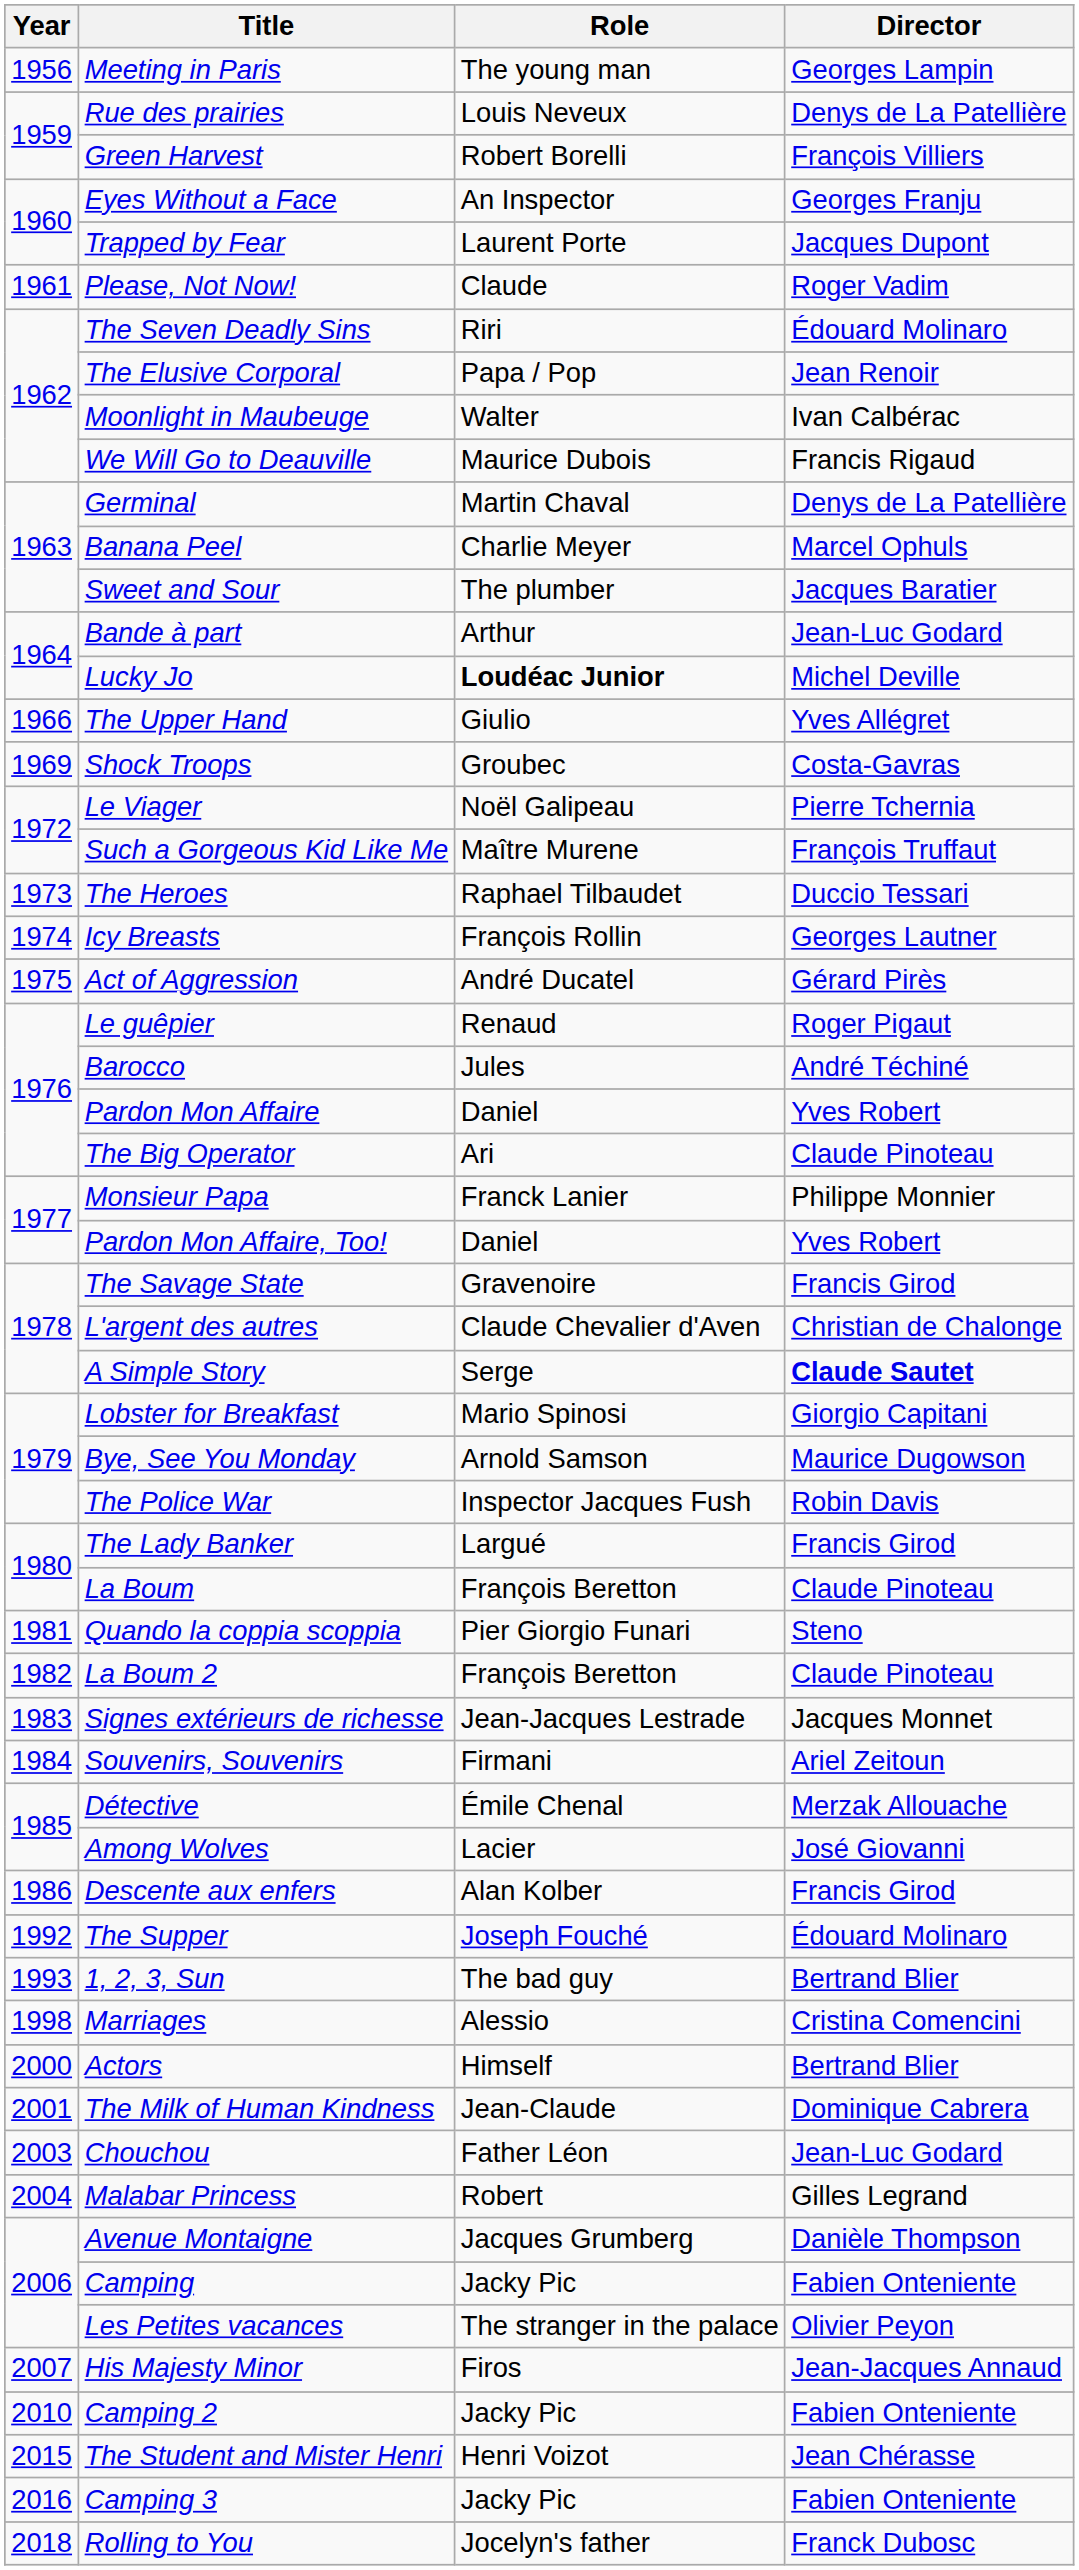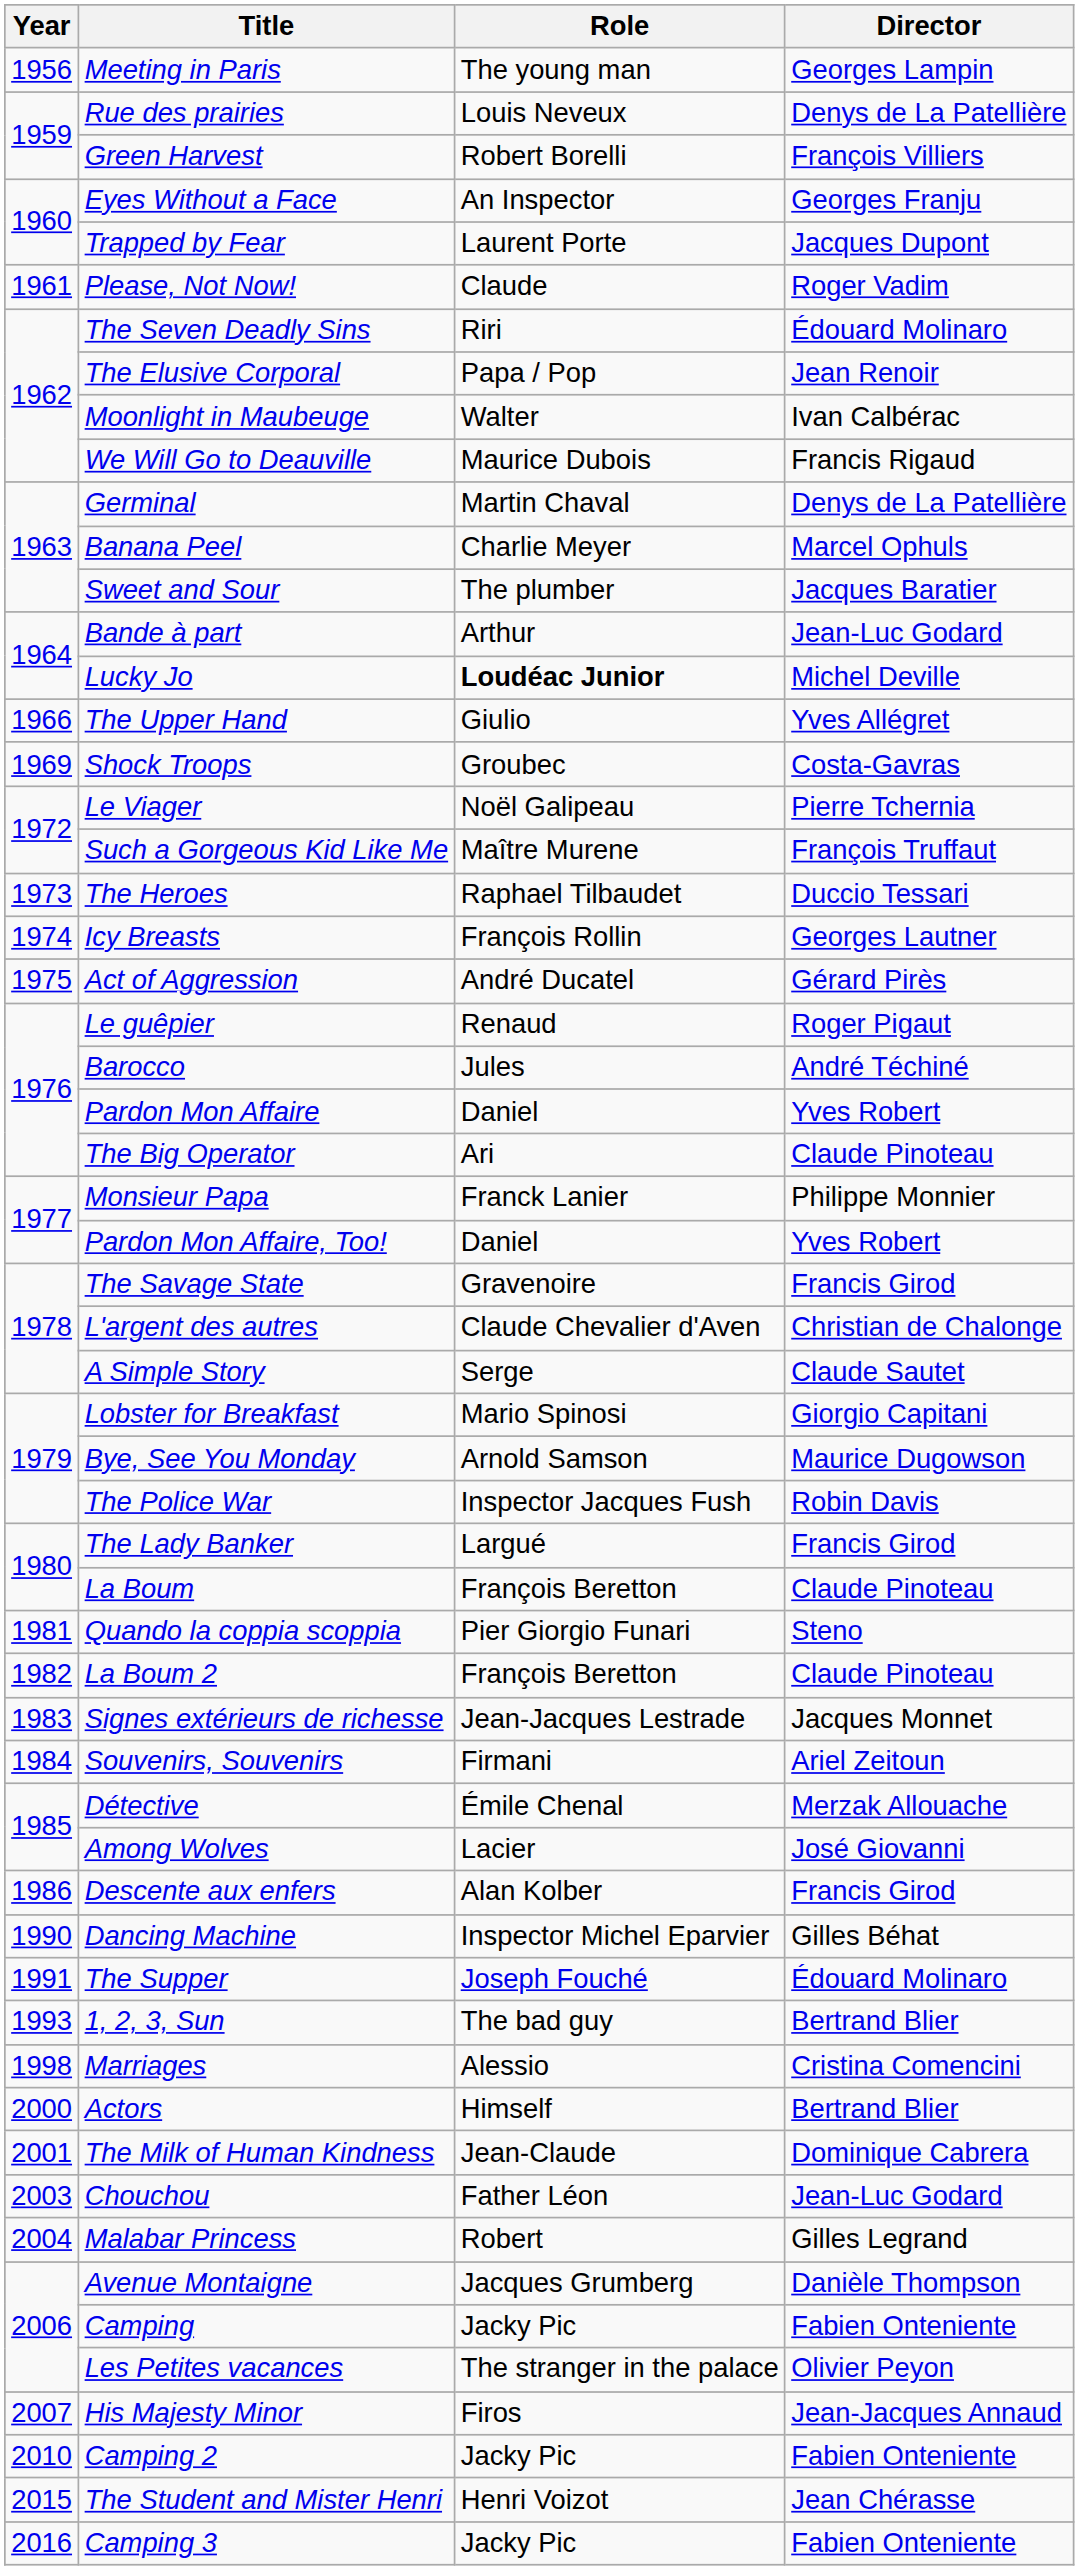(882, 1371) bold -> (878, 1371) normal
+ row: (190, 1935)
(42, 1935) 1992 -> (42, 1978) 1991
- row: (169, 2542)
